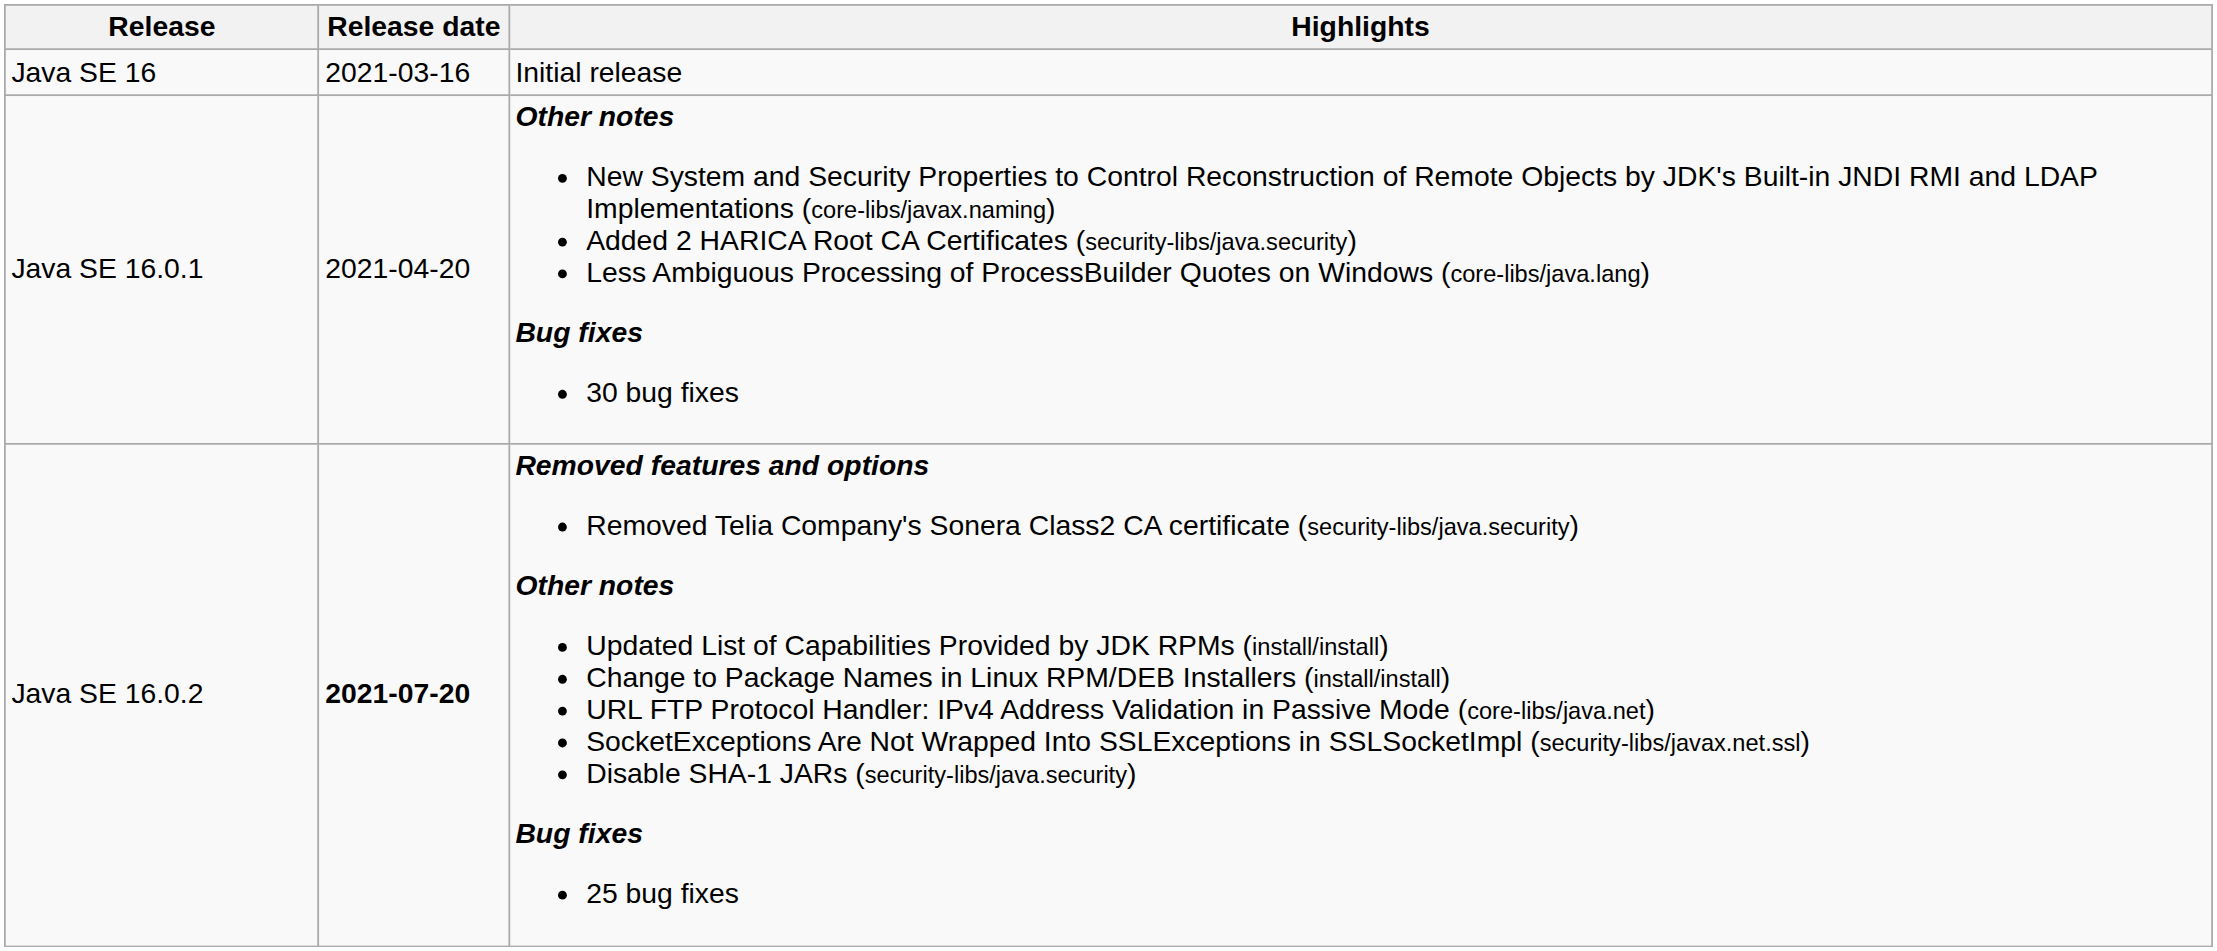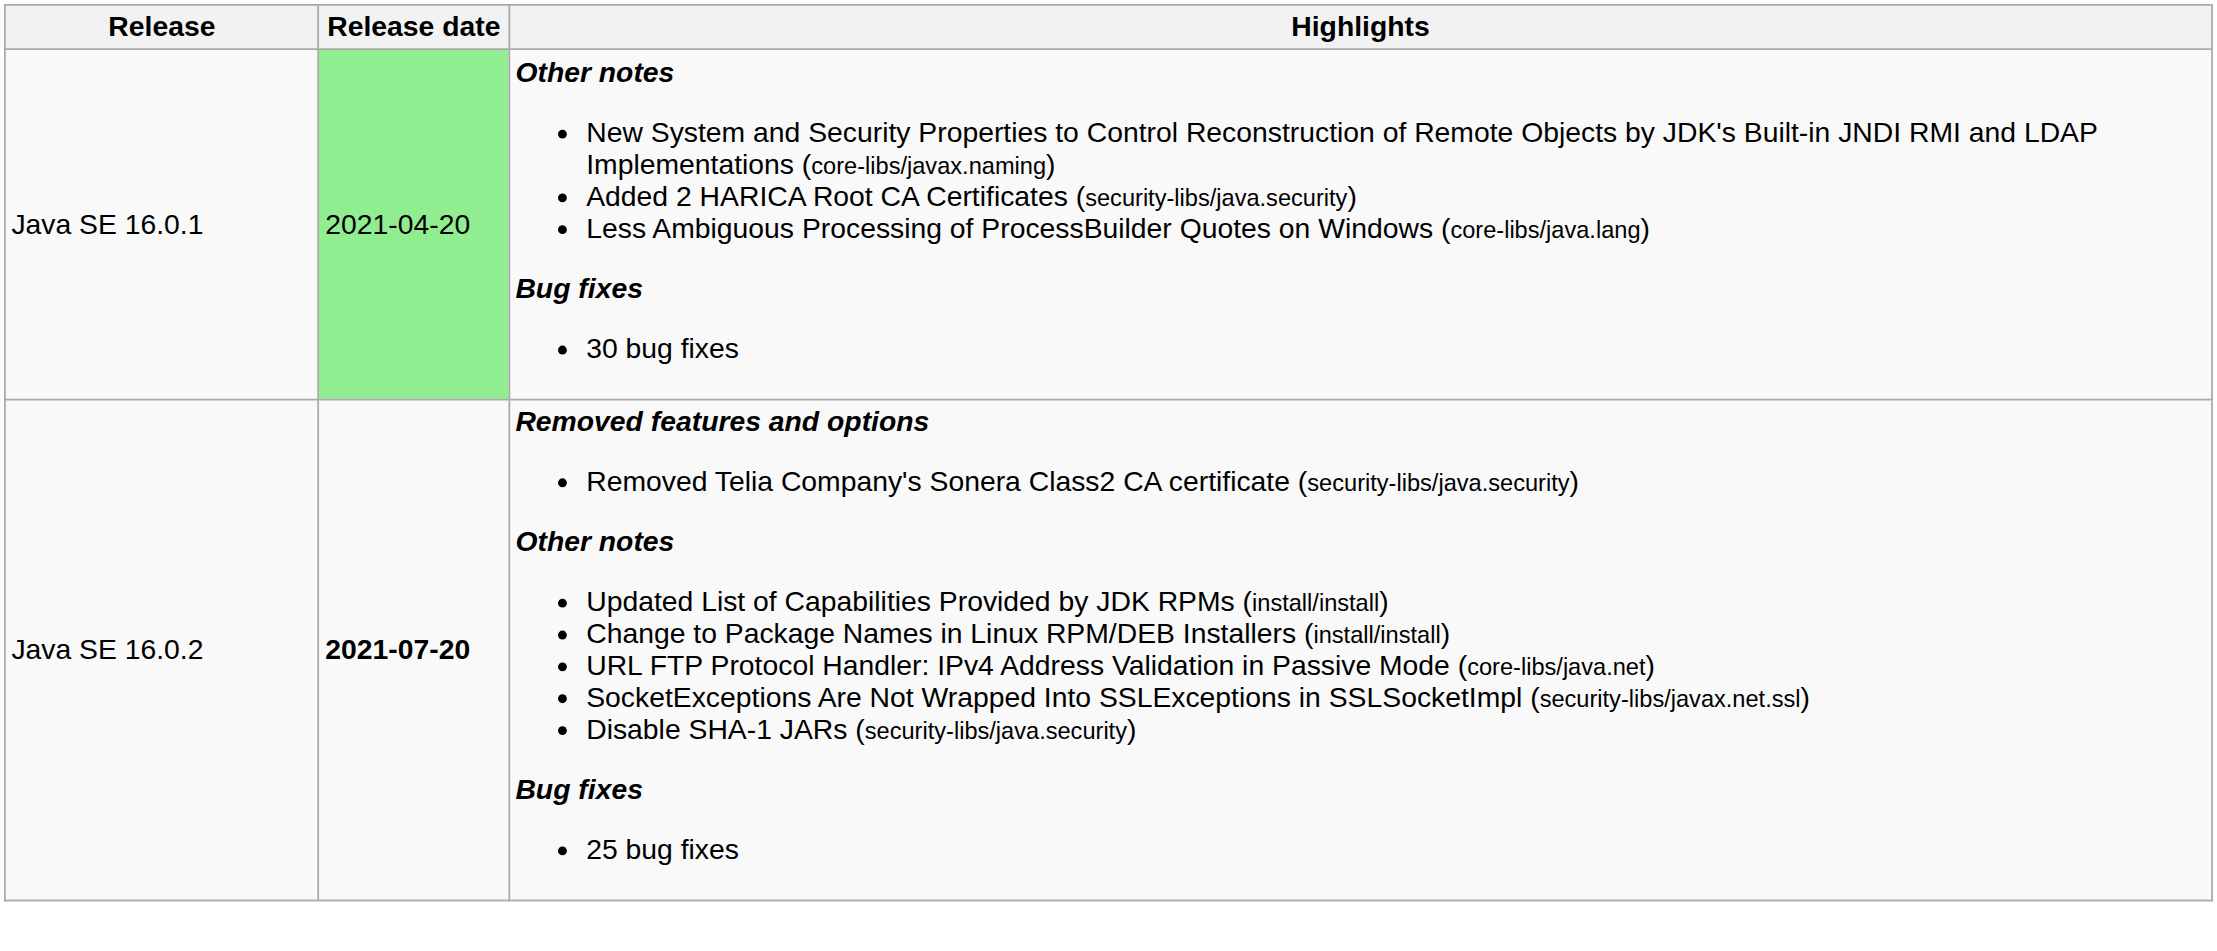- row: (84, 71)
(398, 269) no background -> (398, 224) lightgreen background
